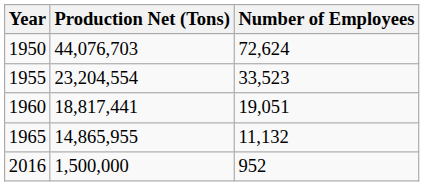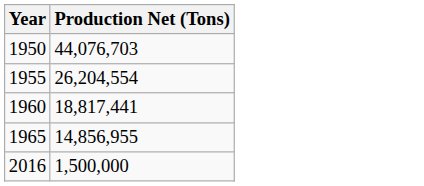- column: (326, 19)
(96, 78) 23,204,554 -> (96, 78) 26,204,554
(96, 136) 14,865,955 -> (96, 136) 14,856,955
